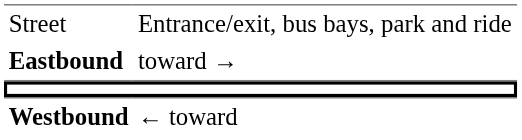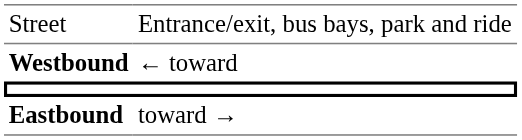rows swapped: (69, 116) <-> (66, 61)
